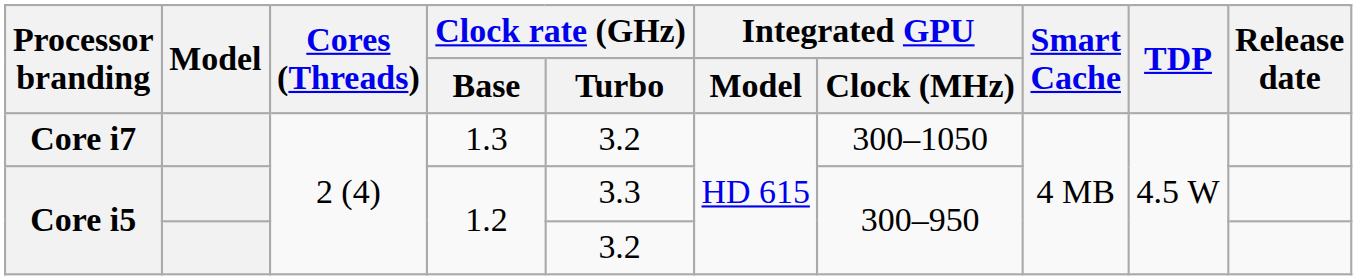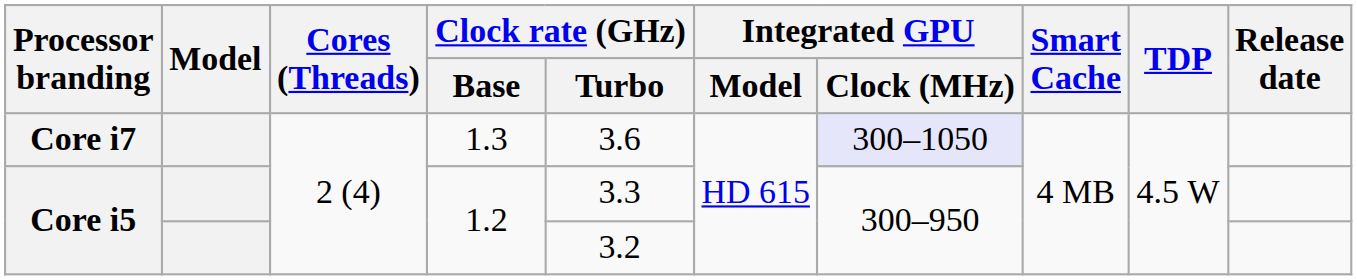(620, 138) 3.2 -> (620, 138) 3.6
(920, 138) no background -> (920, 138) lavender background
